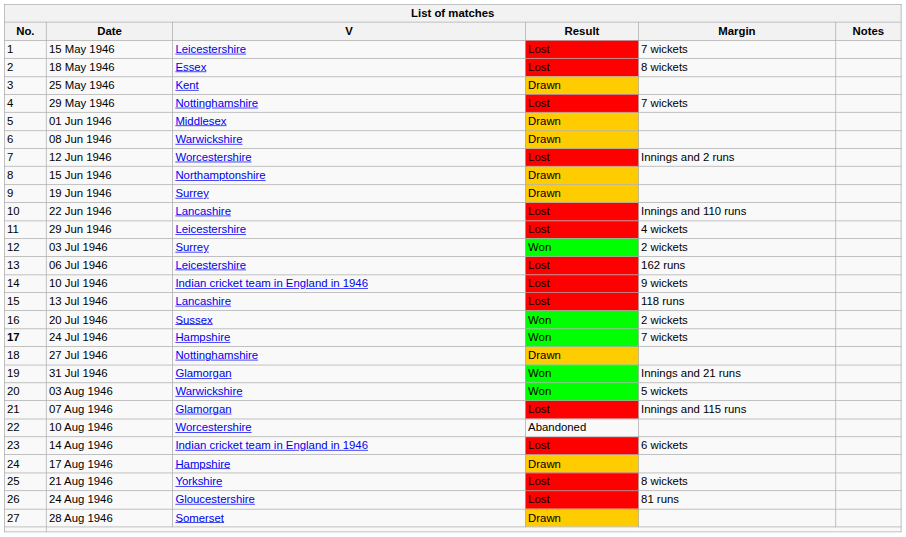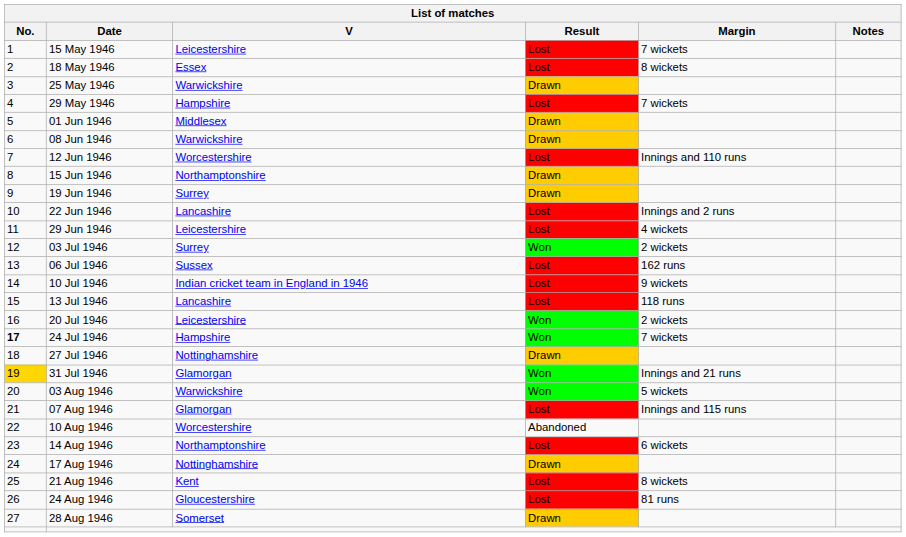(187, 85) Kent -> (209, 85) Warwickshire
(217, 103) Nottinghamshire -> (203, 103) Hampshire
(688, 157) Innings and 2 runs -> (694, 157) Innings and 110 runs
(694, 211) Innings and 110 runs -> (688, 211) Innings and 2 runs
(211, 265) Leicestershire -> (194, 265) Sussex
(194, 319) Sussex -> (211, 319) Leicestershire
(13, 373) no background -> (13, 373) gold background
(272, 445) Indian cricket team in England in 1946 -> (221, 445) Northamptonshire
(203, 463) Hampshire -> (217, 463) Nottinghamshire
(199, 481) Yorkshire -> (187, 481) Kent
